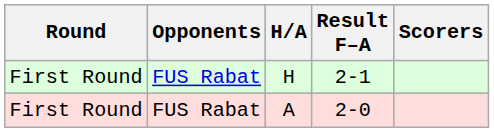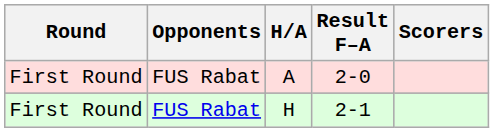rows swapped: (289, 77) <-> (289, 110)
